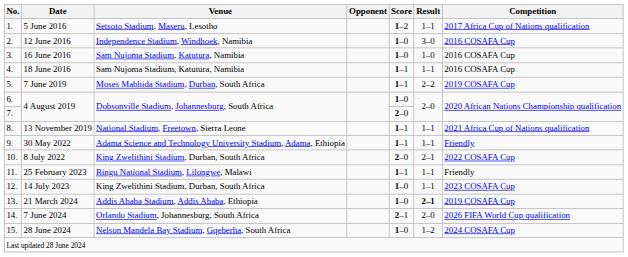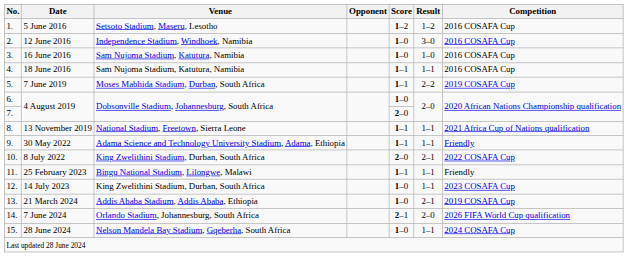(428, 25) 1–1 -> (428, 25) 1–2
(517, 25) 2017 Africa Cup of Nations qualification -> (480, 25) 2016 COSAFA Cup
(428, 200) bold -> (428, 200) normal
(428, 230) 1–2 -> (428, 230) 1–1
